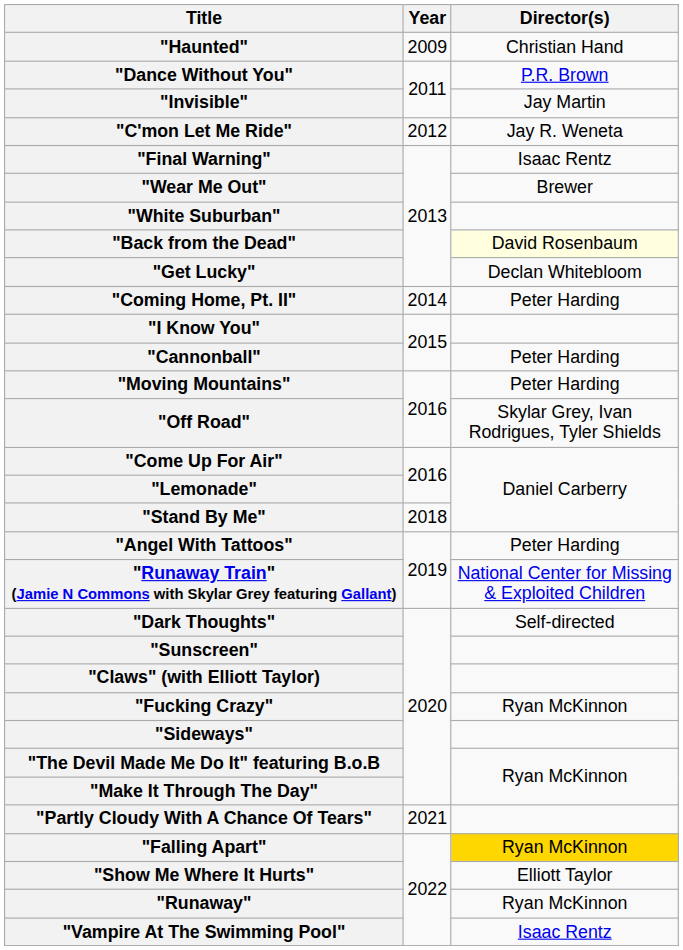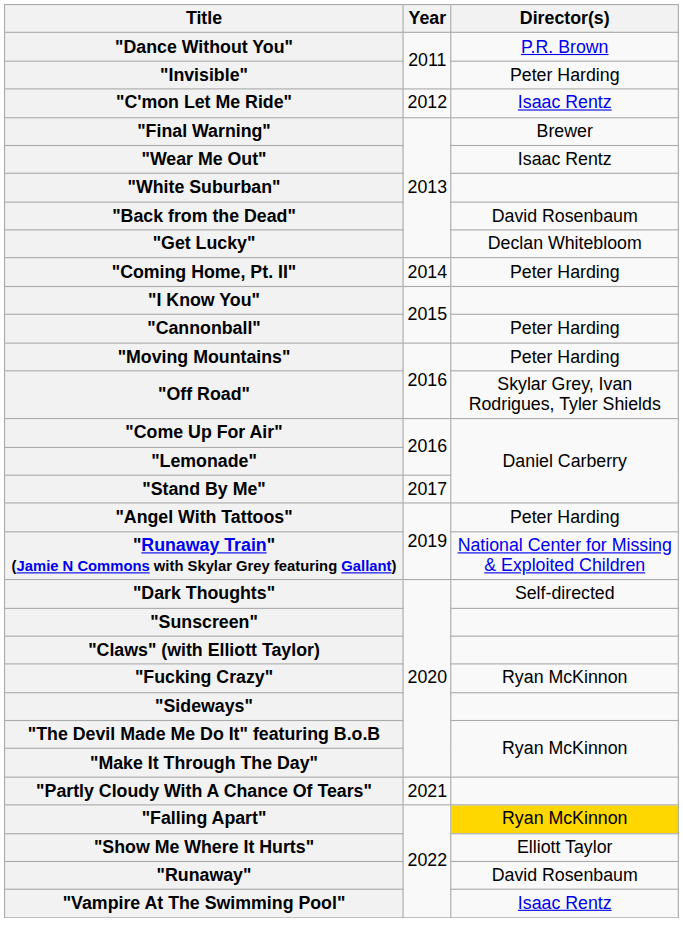- row: (204, 46)
(565, 103) Jay Martin -> (565, 74) Peter Harding
(565, 131) Jay R. Weneta -> (565, 103) Isaac Rentz
(565, 159) Isaac Rentz -> (565, 131) Brewer
(565, 187) Brewer -> (565, 159) Isaac Rentz
(565, 243) lightyellow background -> (565, 215) no background
(427, 517) 2018 -> (427, 489) 2017
(565, 903) Ryan McKinnon -> (565, 875) David Rosenbaum
